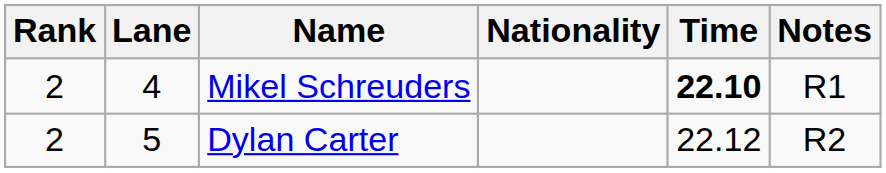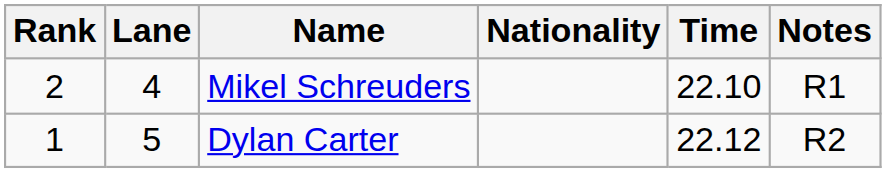(719, 85) bold -> (719, 85) normal
(55, 139) 2 -> (55, 139) 1
